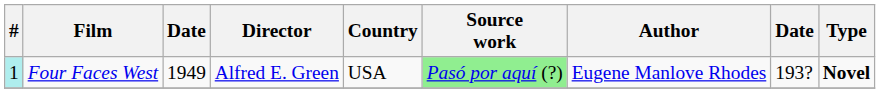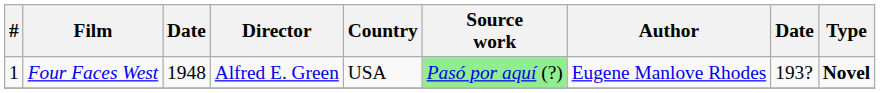(14, 72) paleturquoise background -> (14, 72) no background
(186, 72) 1949 -> (186, 72) 1948
